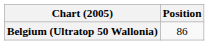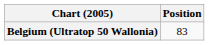(182, 31) 86 -> (182, 31) 83
